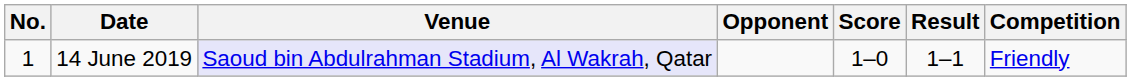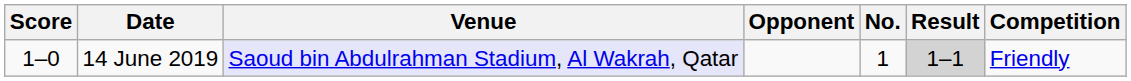columns swapped: (28, 22) <-> (870, 22)
(945, 57) no background -> (945, 57) lightgrey background
